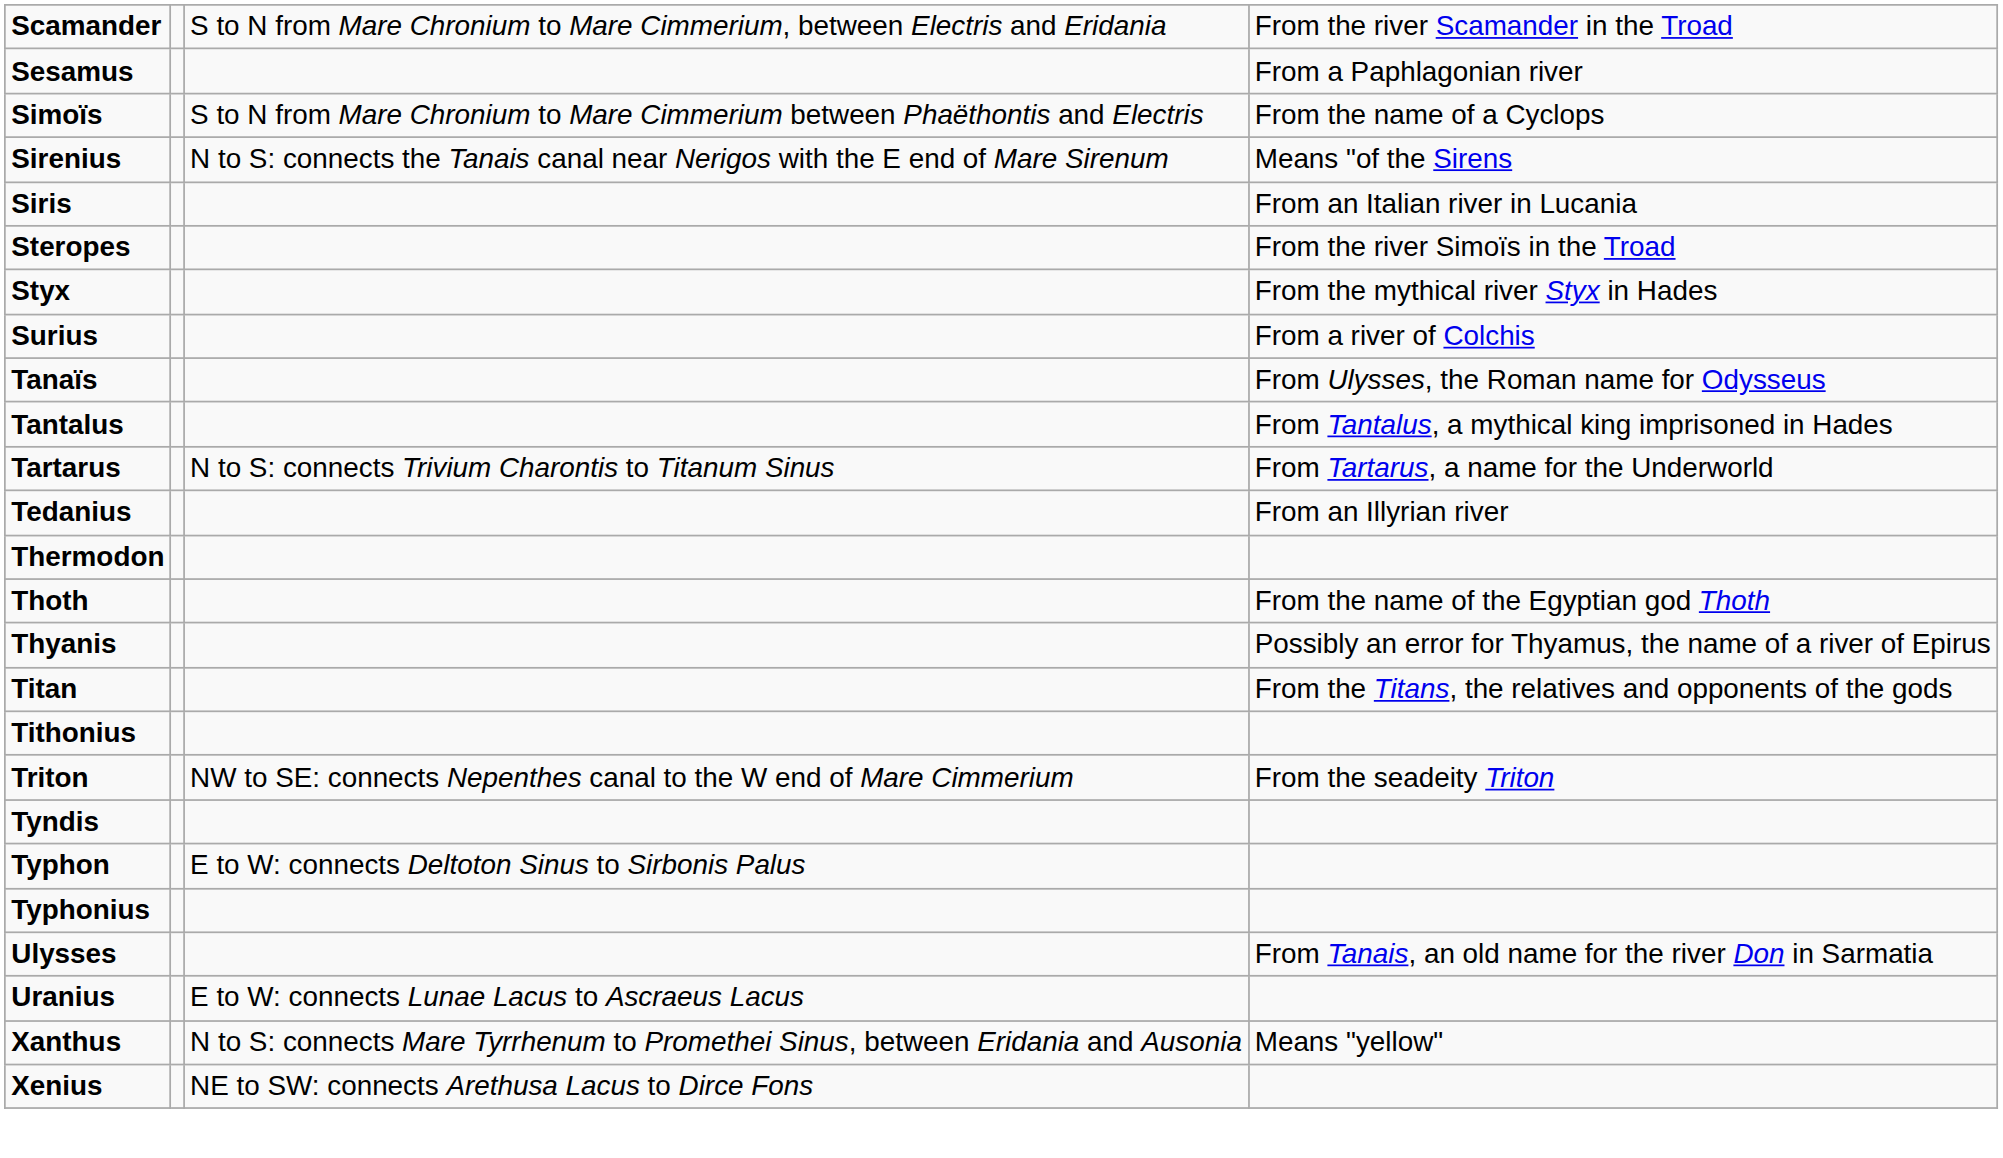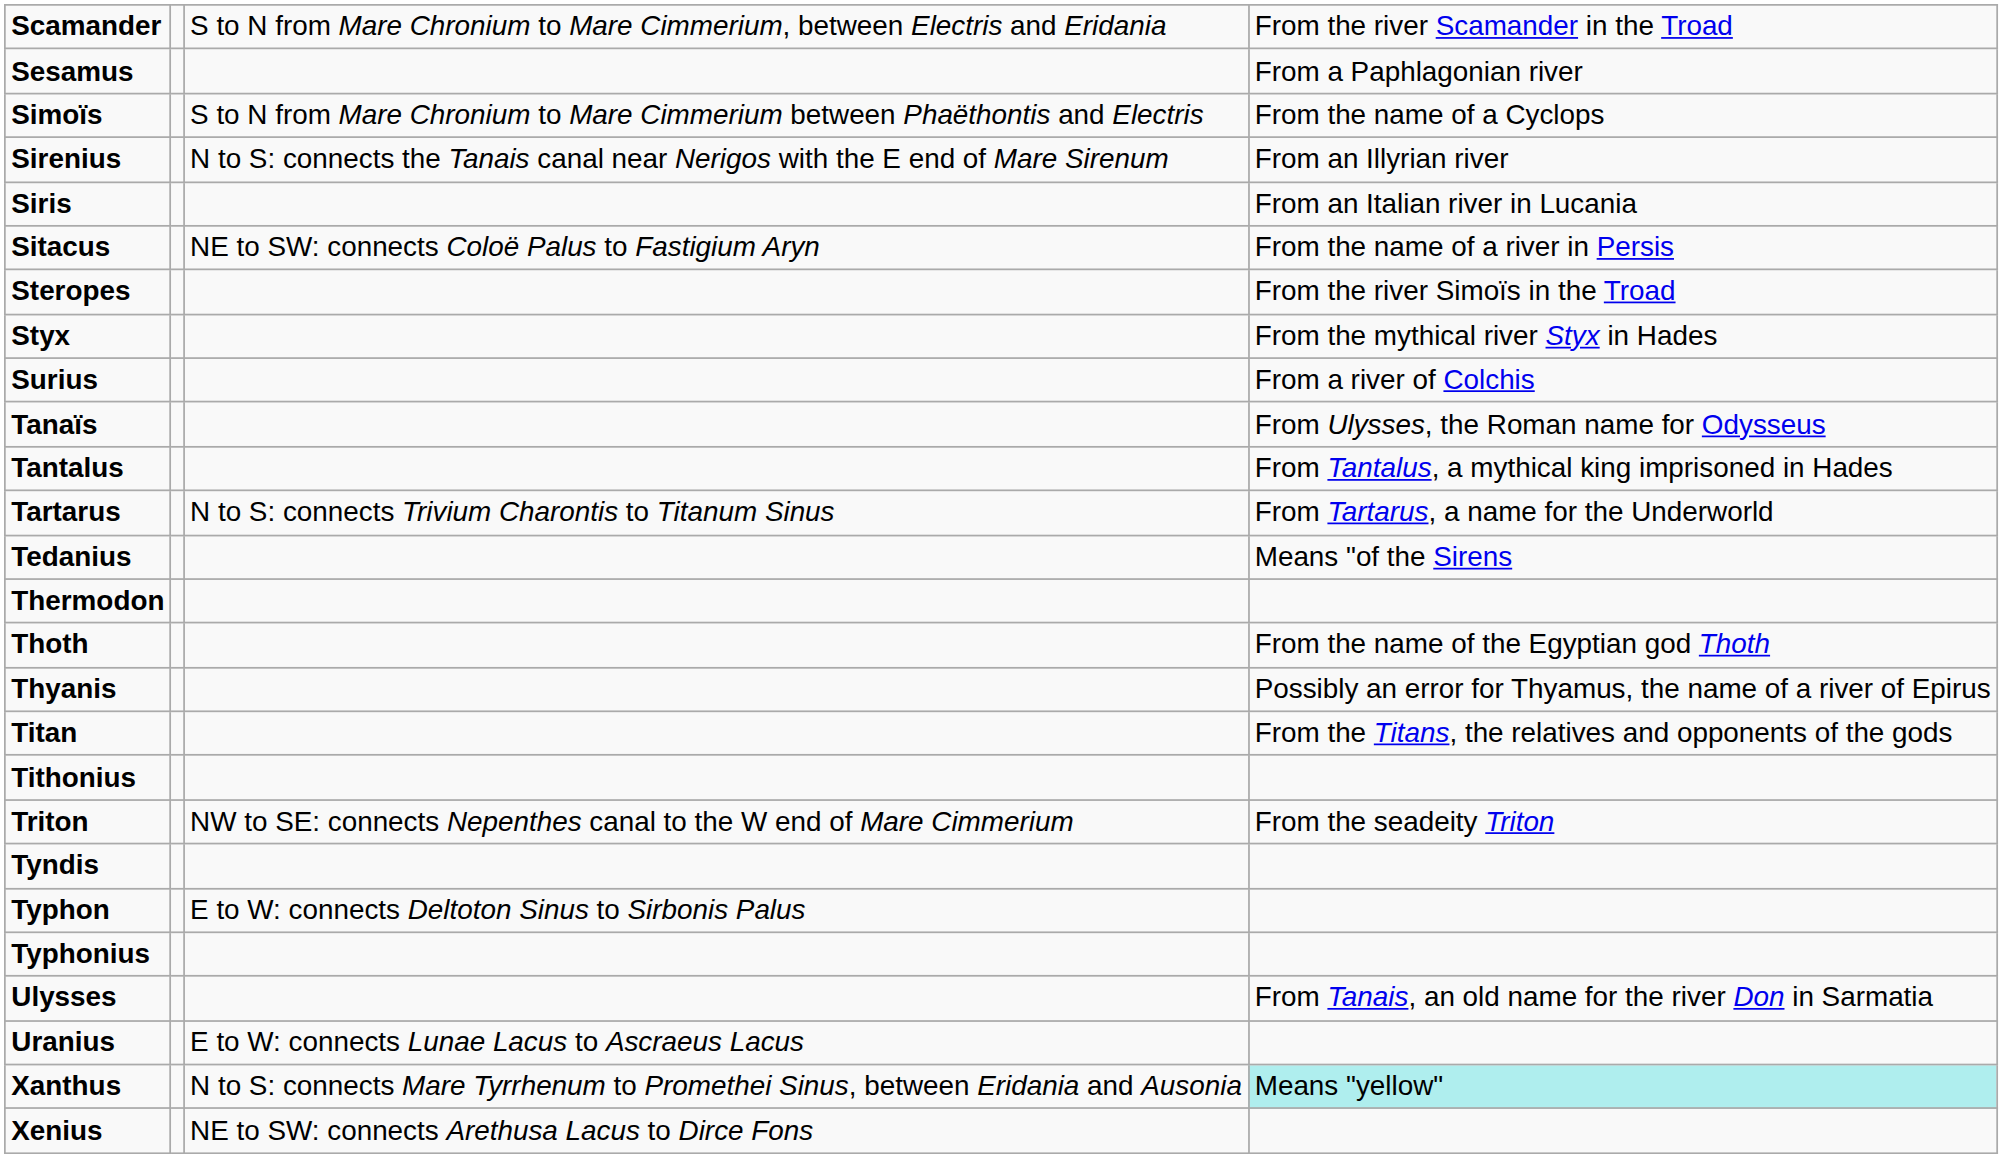(1383, 159) Means "of the Sirens -> (1382, 159) From an Illyrian river
+ row: (61, 247)
(1382, 512) From an Illyrian river -> (1383, 556) Means "of the Sirens
(1349, 1042) no background -> (1349, 1086) paleturquoise background
